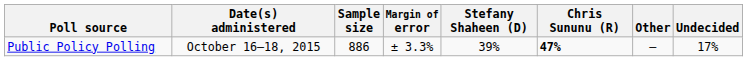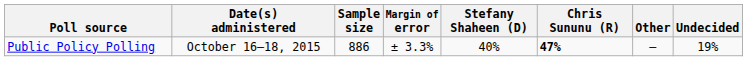(489, 47) 39% -> (489, 47) 40%
(708, 47) 17% -> (708, 47) 19%
